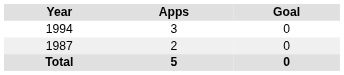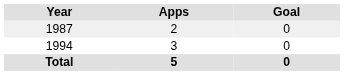rows swapped: (59, 45) <-> (59, 29)
